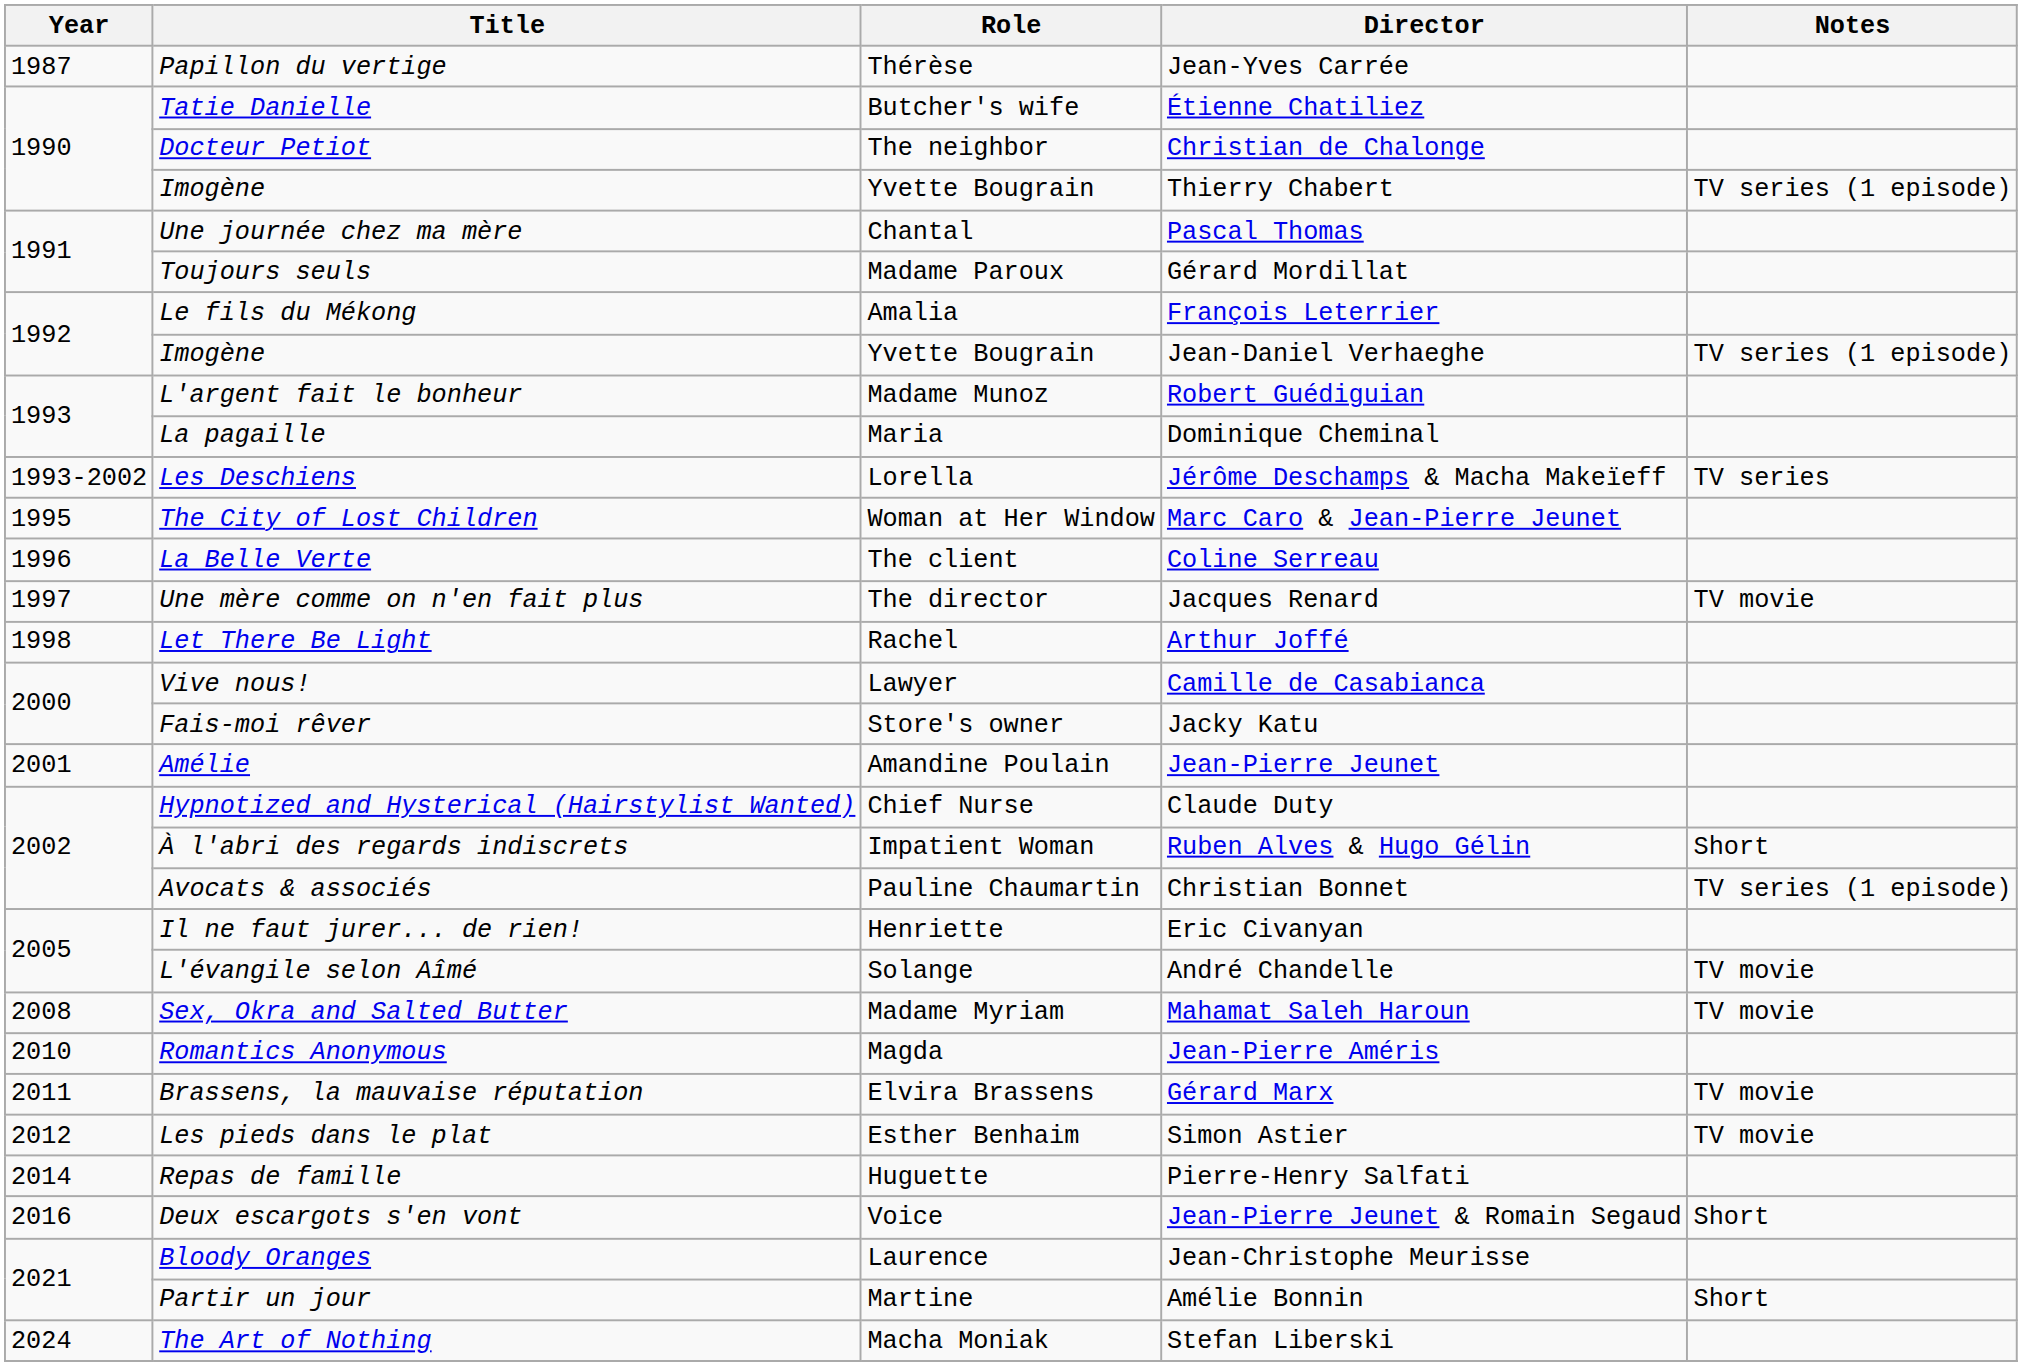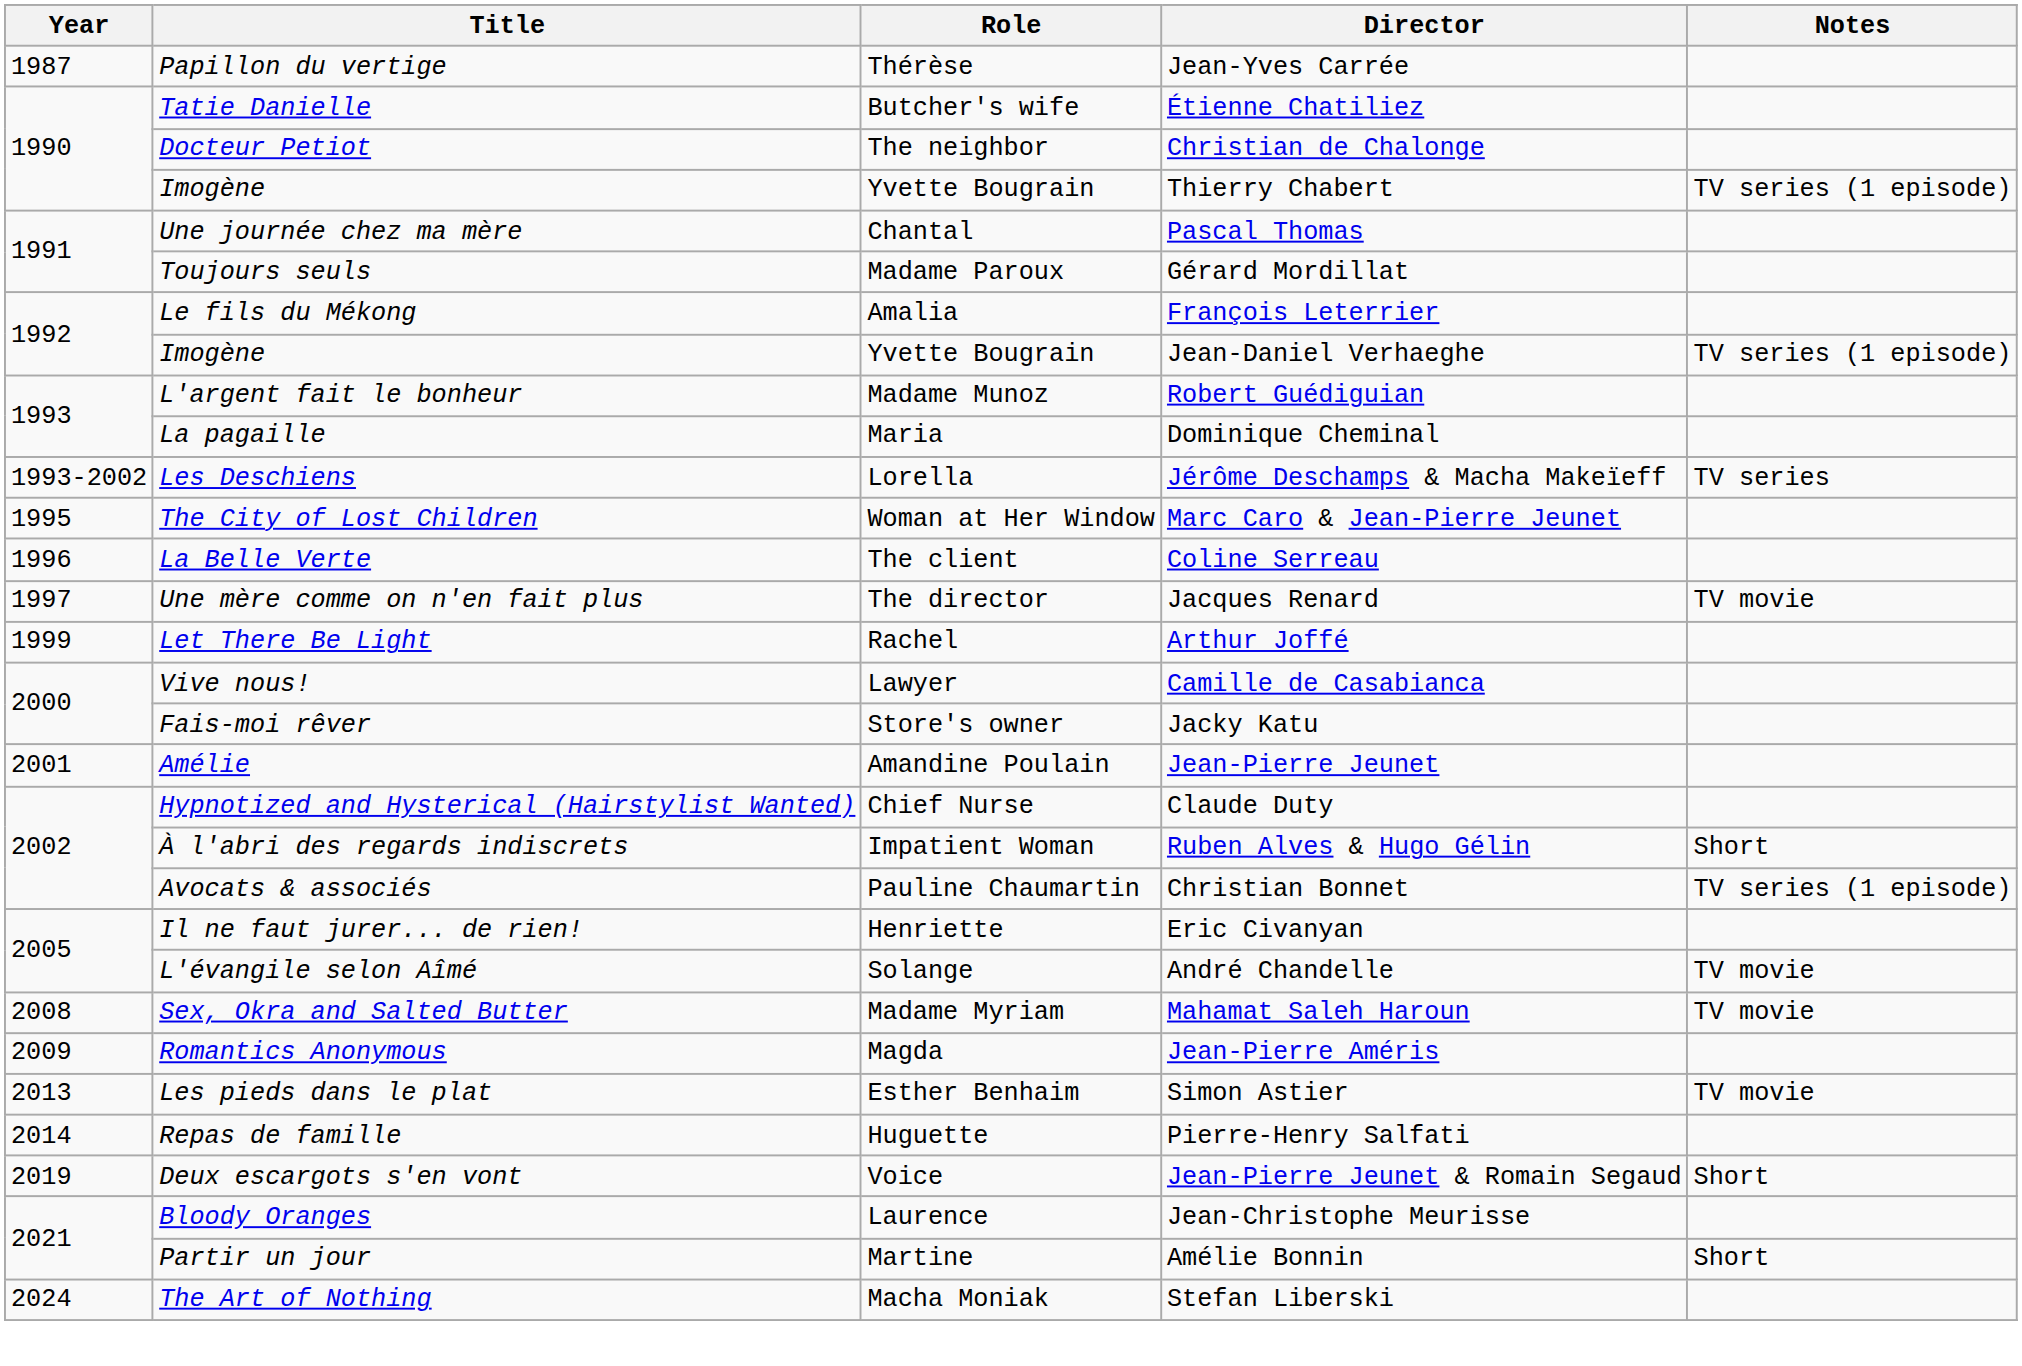(41, 642) 1998 -> (41, 642) 1999
(41, 1053) 2010 -> (41, 1053) 2009
- row: (1250, 1094)
(41, 1135) 2012 -> (41, 1094) 2013
(41, 1218) 2016 -> (41, 1176) 2019
